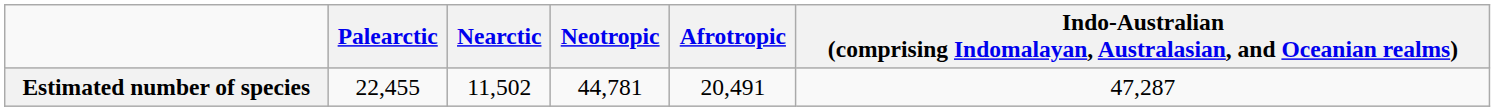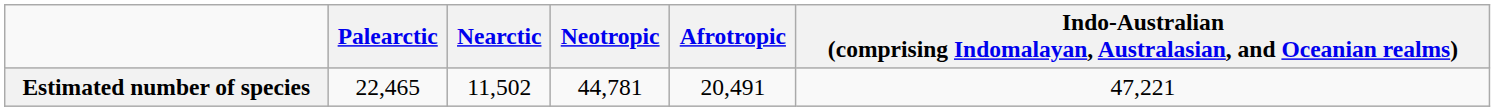(388, 86) 22,455 -> (388, 86) 22,465
(1143, 86) 47,287 -> (1143, 86) 47,221
